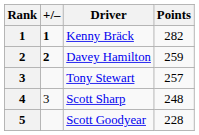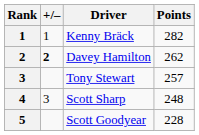(46, 36) bold -> (46, 36) normal
(174, 57) 259 -> (174, 57) 262
